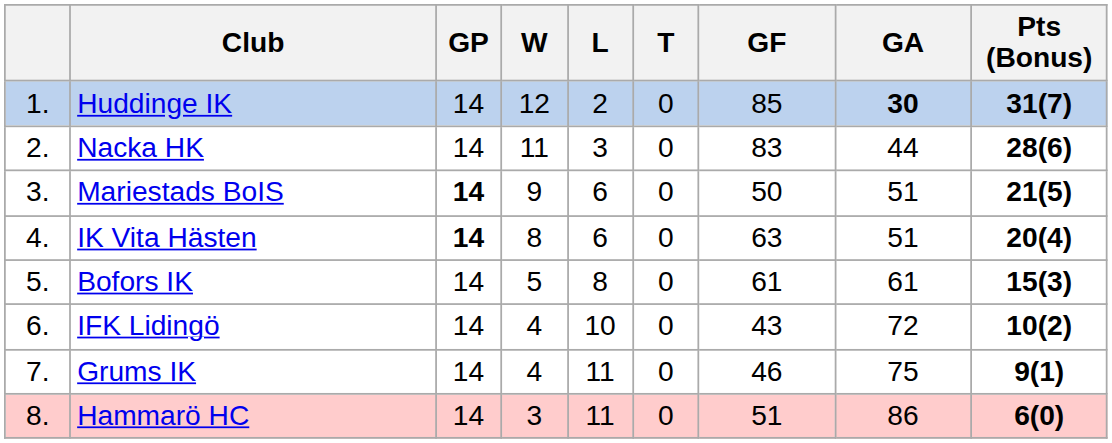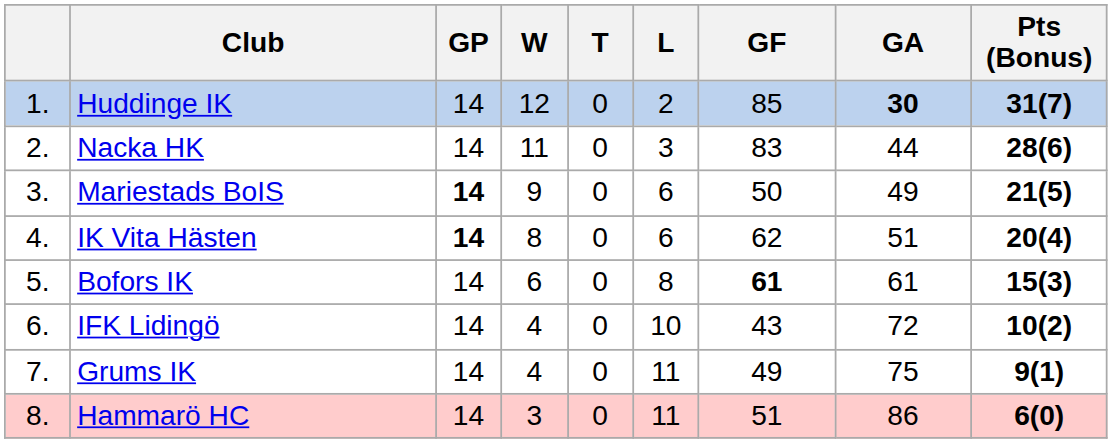columns swapped: (666, 42) <-> (600, 42)
(903, 192) 51 -> (903, 192) 49
(767, 237) 63 -> (767, 237) 62
(534, 281) 5 -> (534, 281) 6
(767, 281) normal -> (767, 281) bold
(767, 371) 46 -> (767, 371) 49
